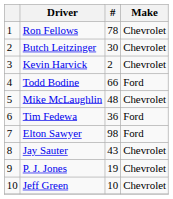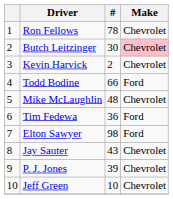(145, 47) no background -> (145, 47) pink background
(113, 168) 19 -> (113, 168) 39
